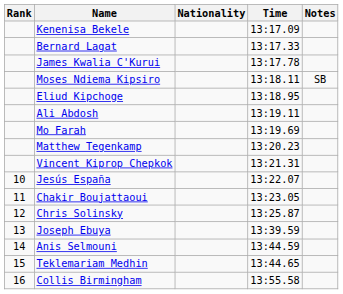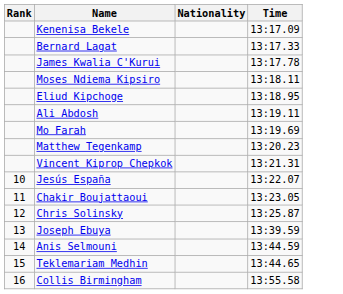- column: (320, 13)
